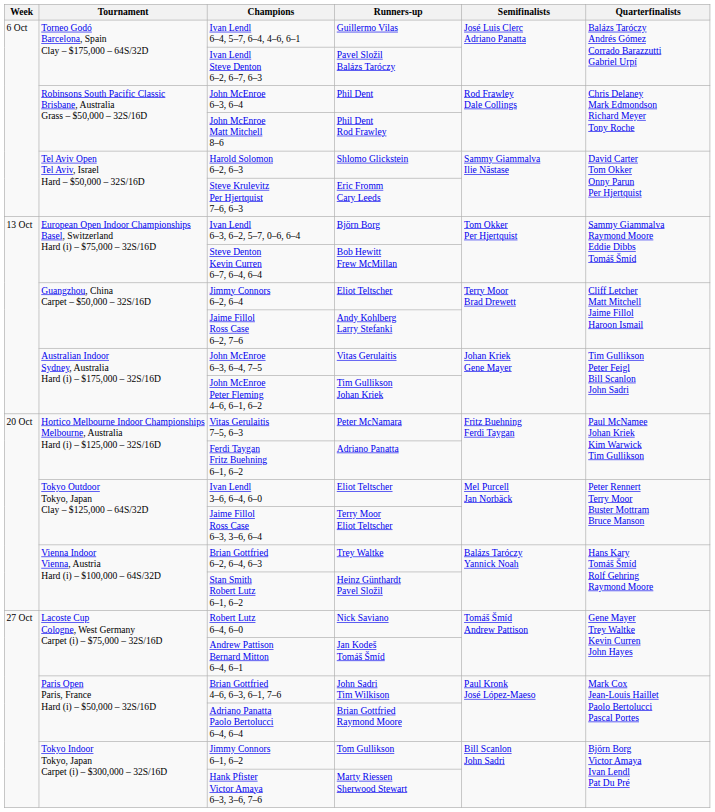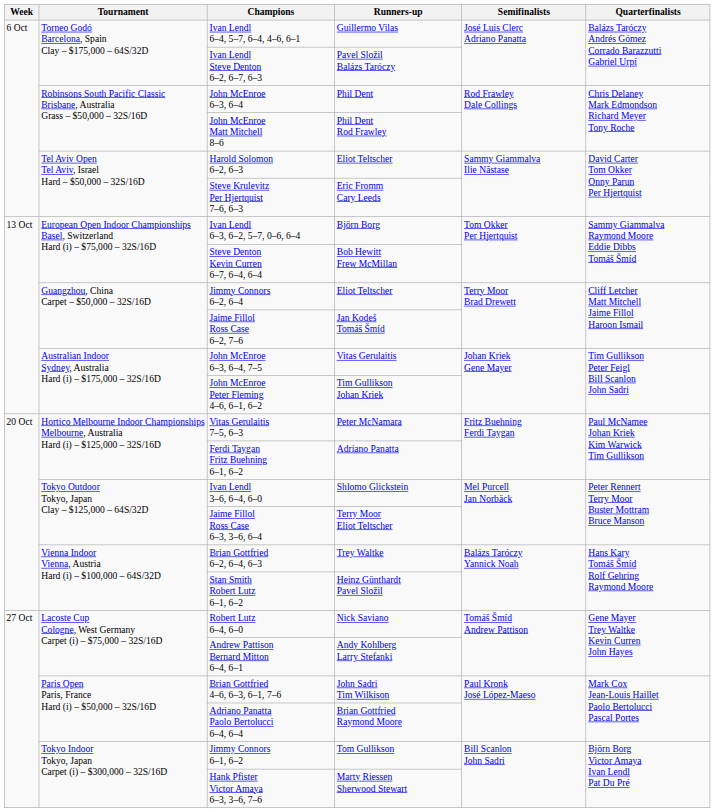(373, 159) Shlomo Glickstein -> (365, 159) Eliot Teltscher
(367, 323) Andy Kohlberg Larry Stefanki -> (361, 323) Jan Kodeš Tomáš Šmíd
(365, 487) Eliot Teltscher -> (373, 487) Shlomo Glickstein
(361, 651) Jan Kodeš Tomáš Šmíd -> (367, 651) Andy Kohlberg Larry Stefanki
